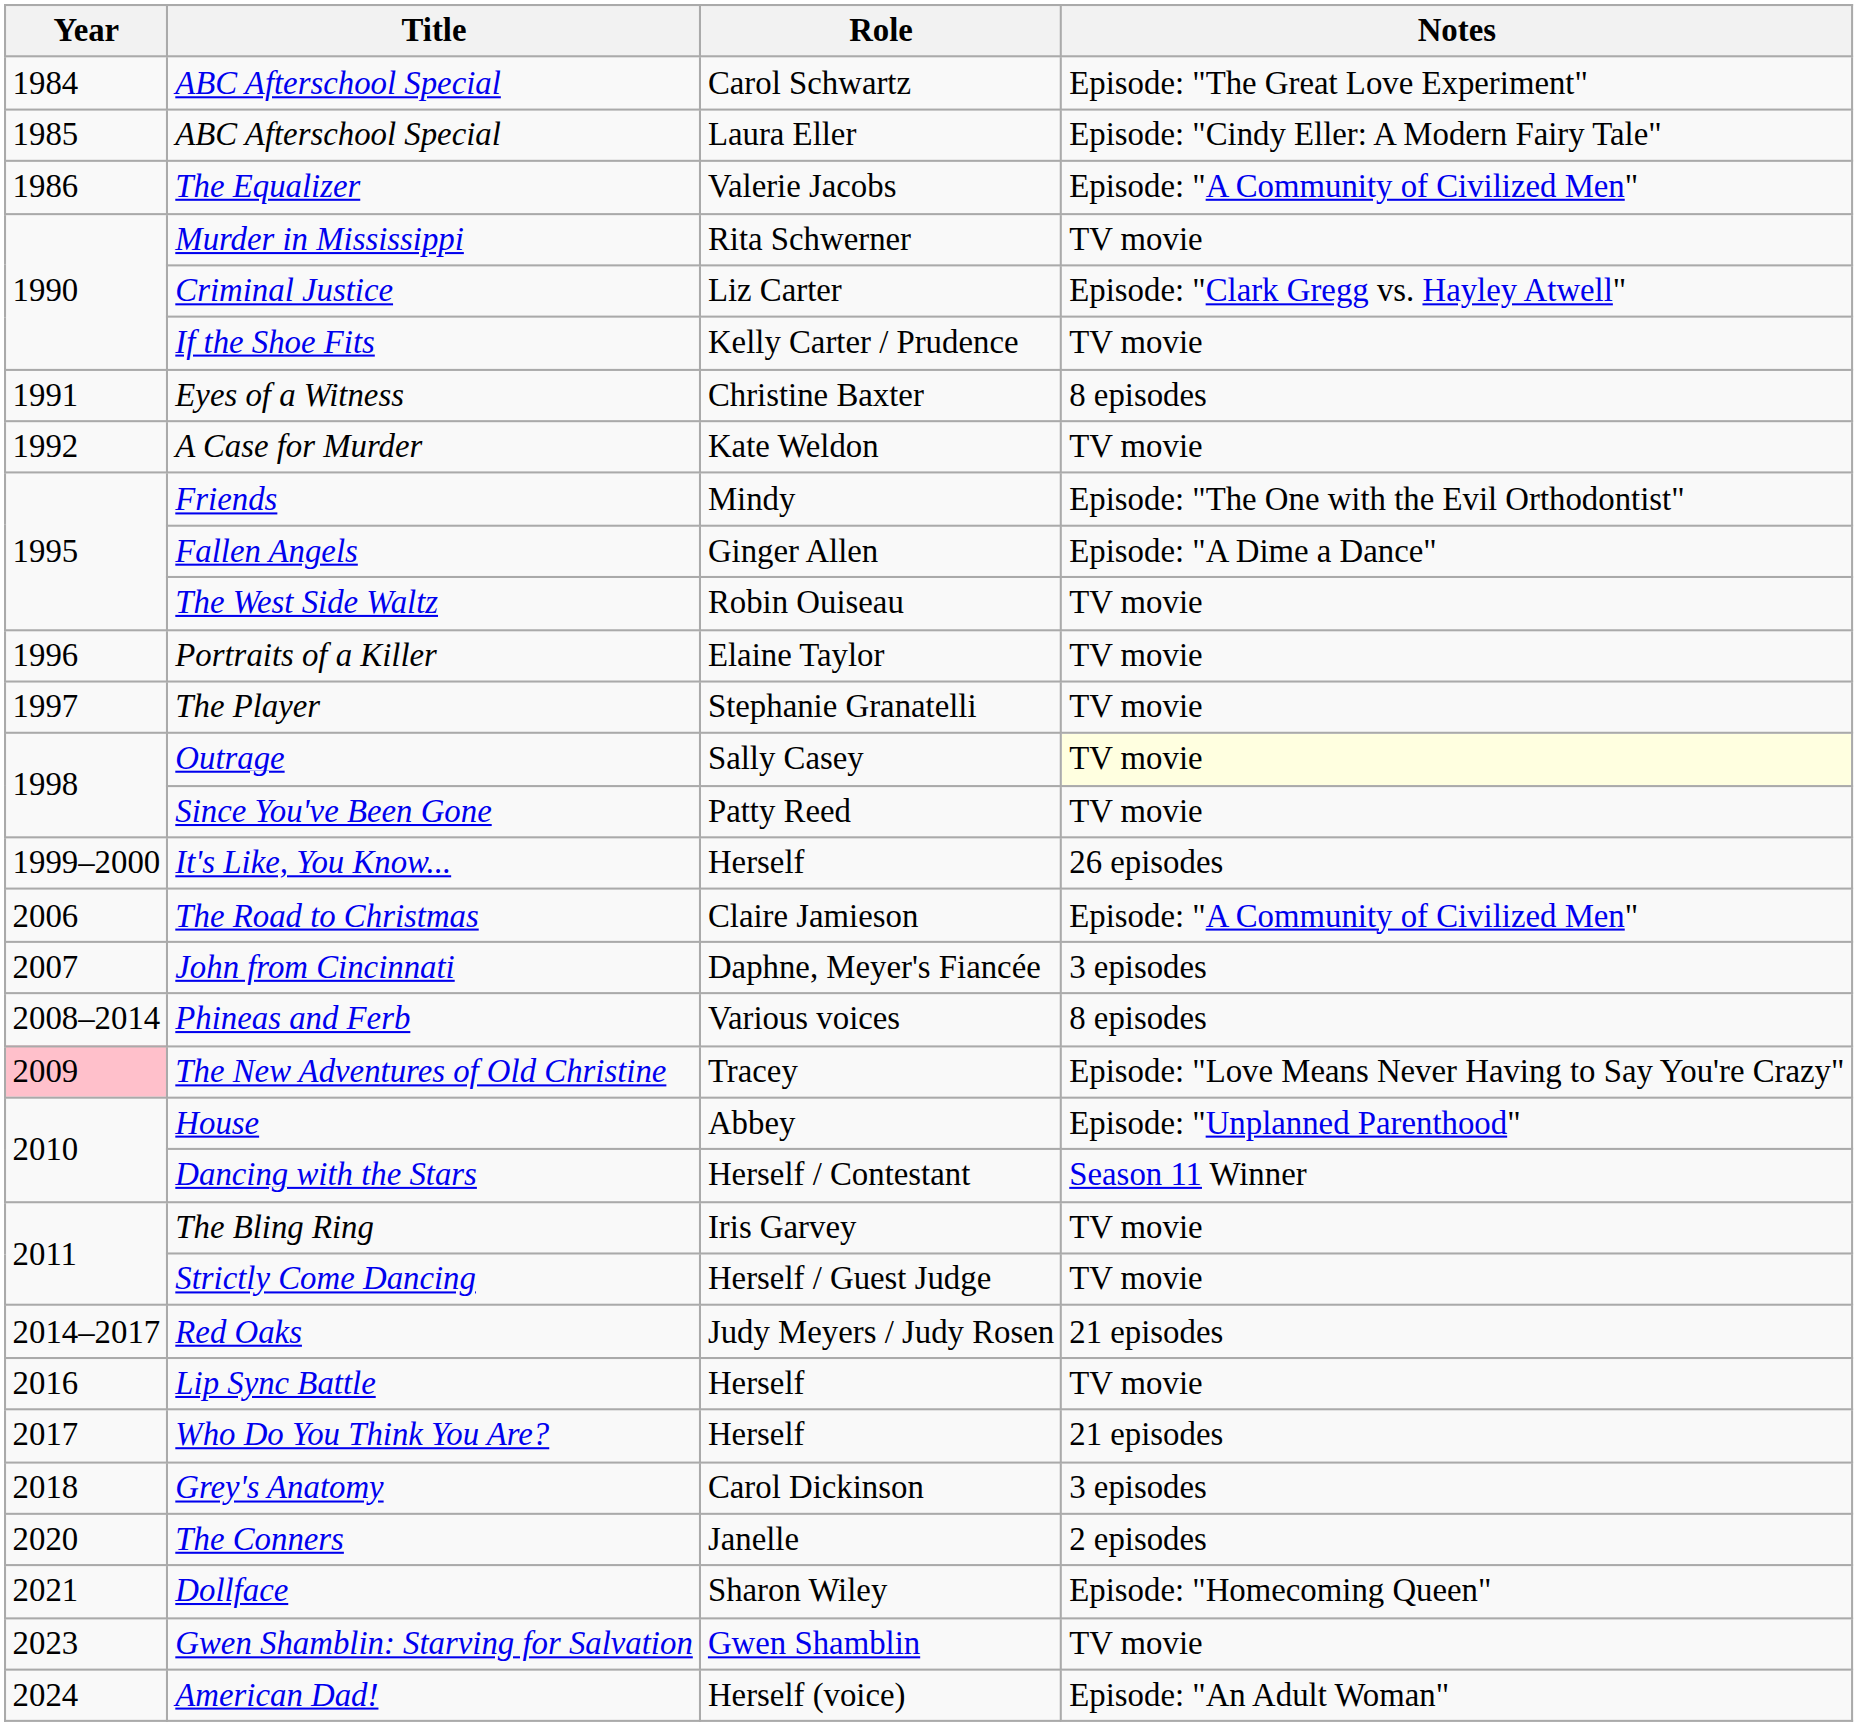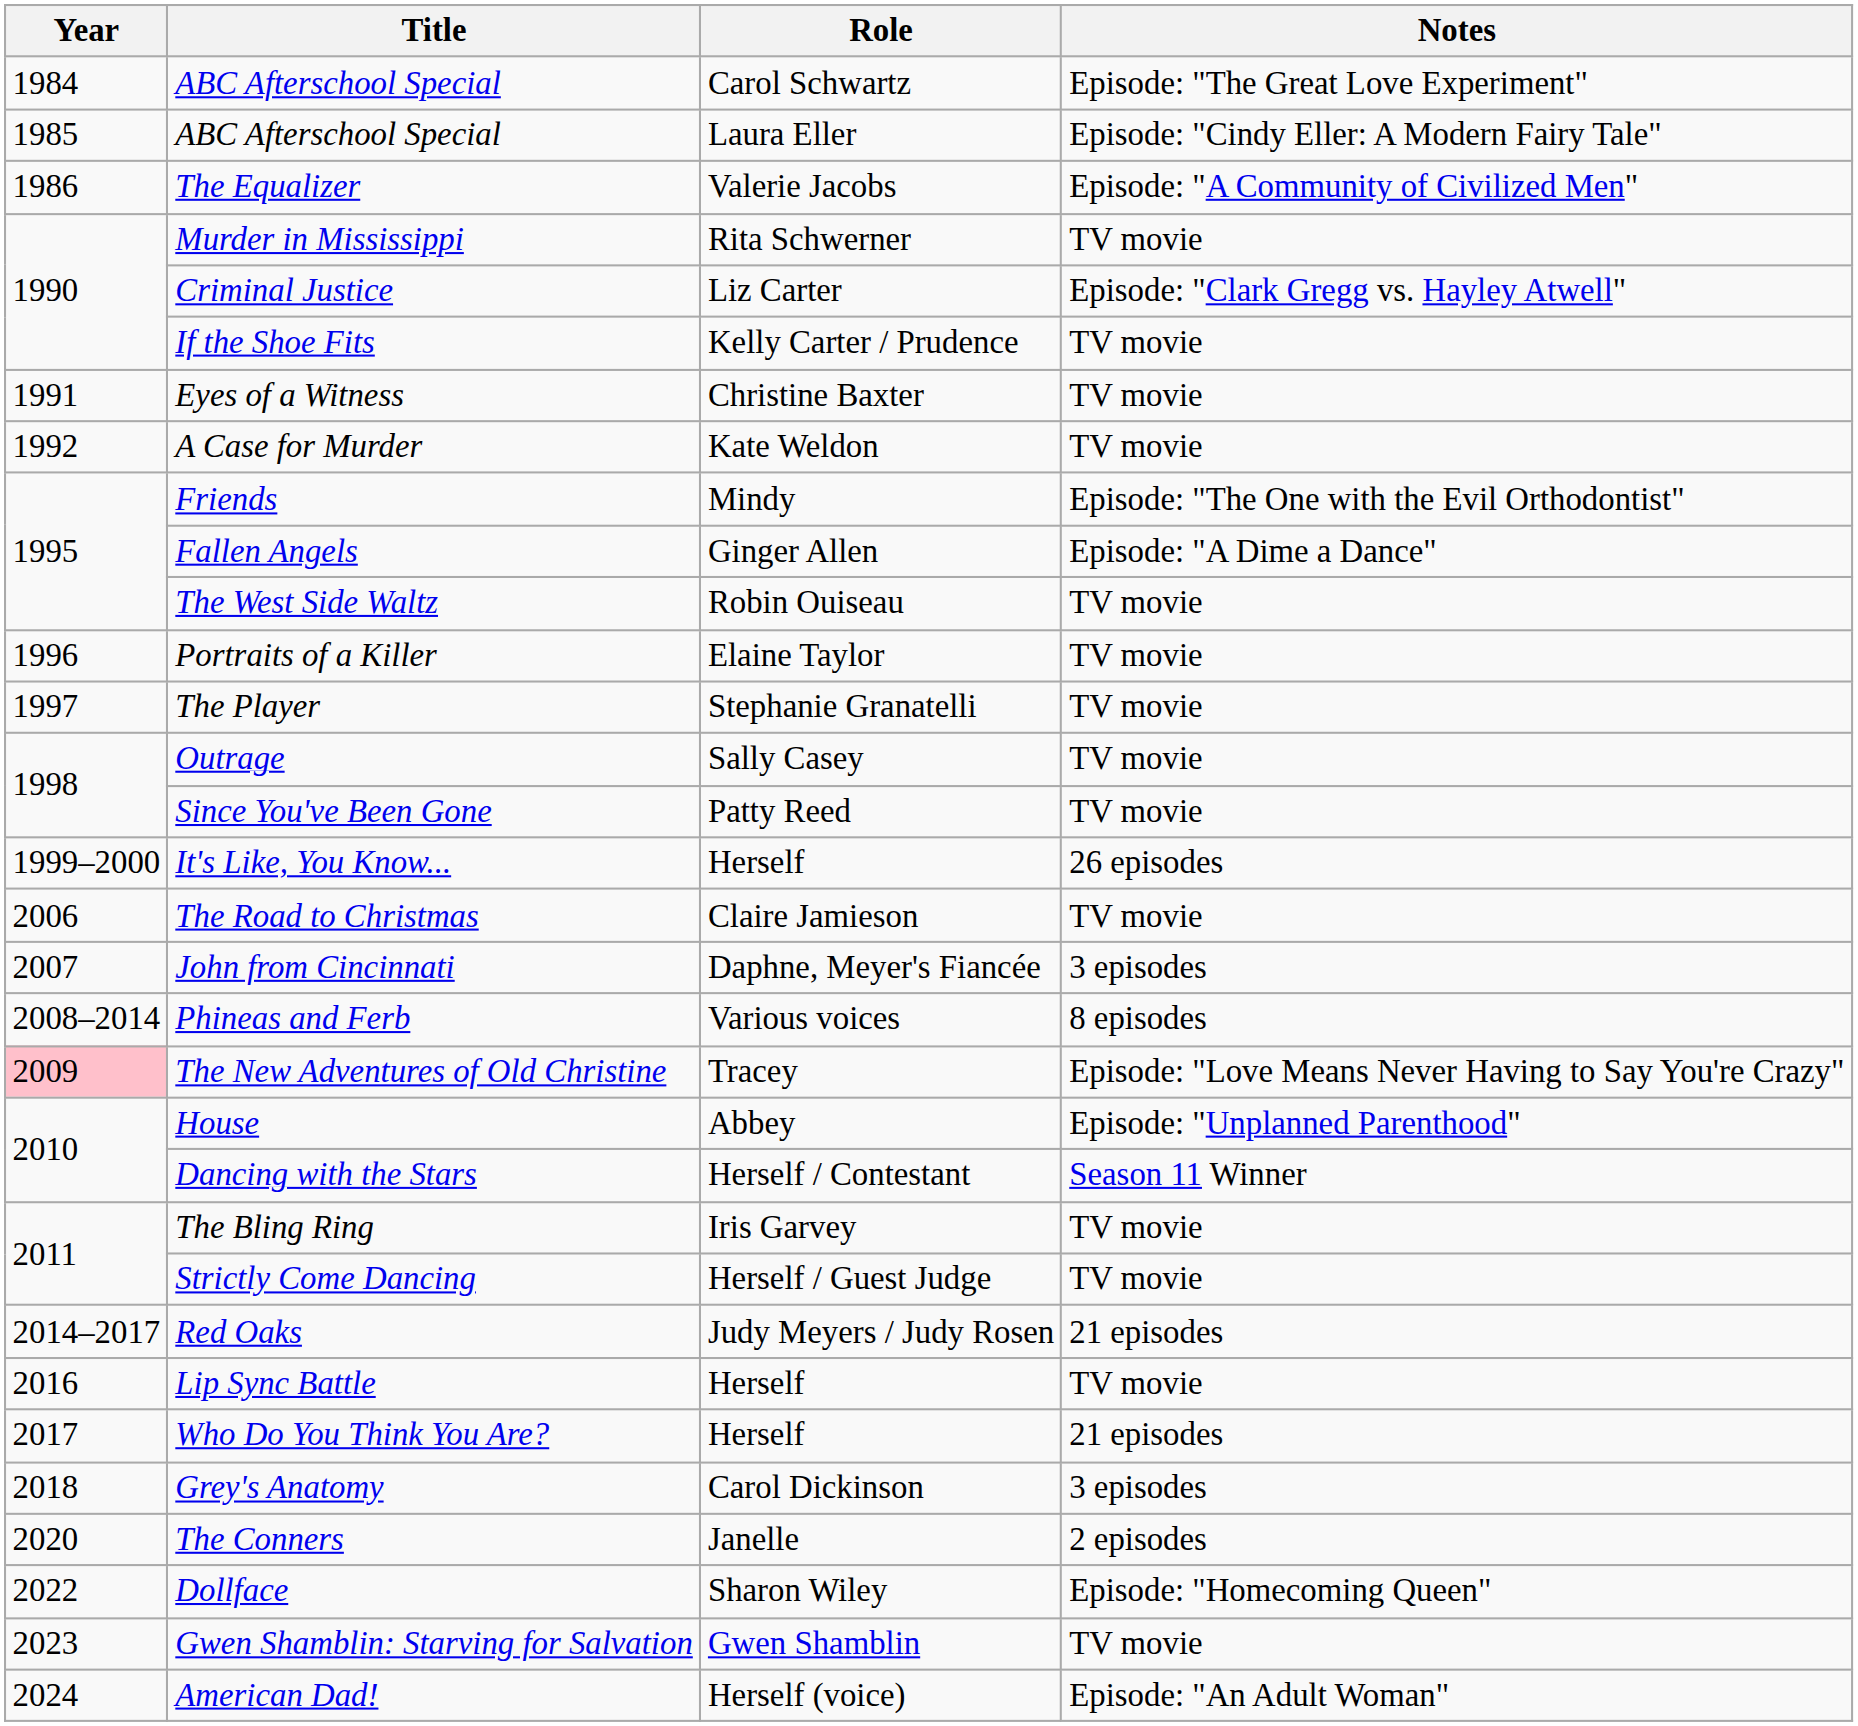(1138, 394) 8 episodes -> (1136, 394) TV movie
(1136, 758) lightyellow background -> (1136, 758) no background
(1354, 914) Episode: "A Community of Civilized Men" -> (1136, 914) TV movie
(45, 1591) 2021 -> (45, 1591) 2022
